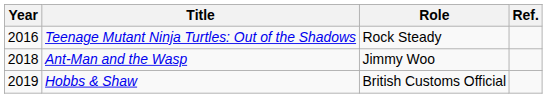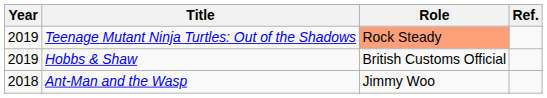(23, 37) 2016 -> (23, 37) 2019
(402, 37) no background -> (402, 37) lightsalmon background
rows swapped: (116, 59) <-> (91, 81)
